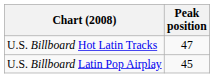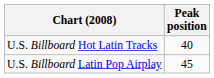(187, 45) 47 -> (187, 45) 40
